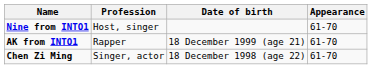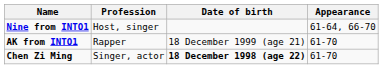(324, 27) 61-70 -> (343, 27) 61-64, 66-70
(237, 56) normal -> (237, 56) bold
